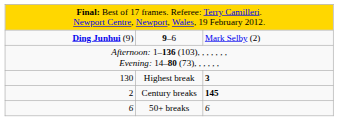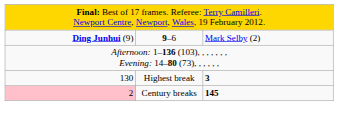(131, 93) no background -> (131, 93) pink background
- row: (169, 108)
